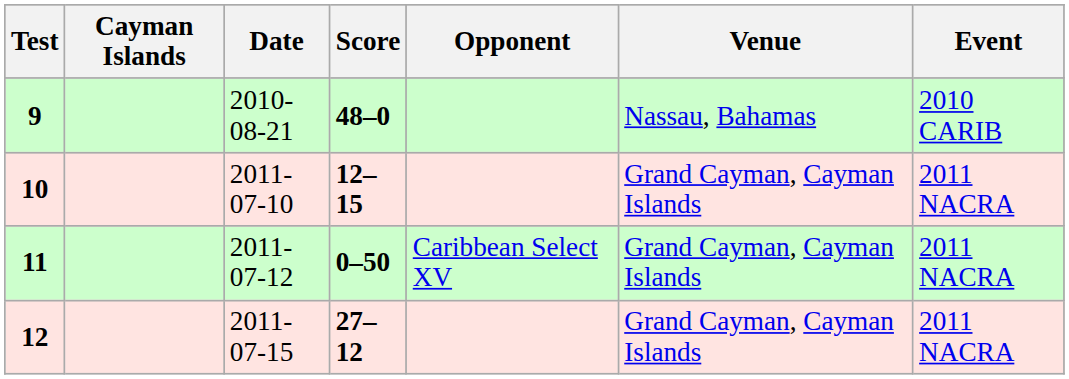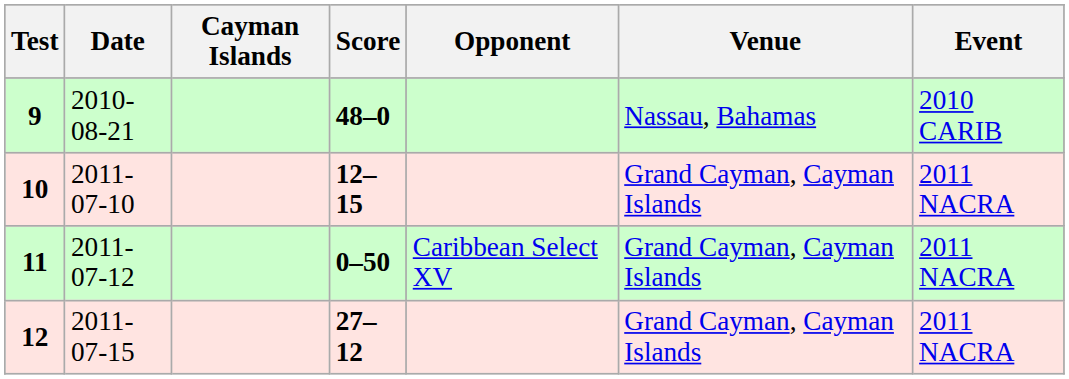columns swapped: (277, 41) <-> (144, 41)
